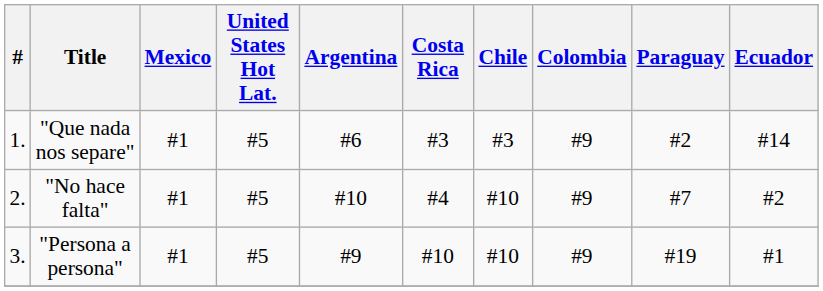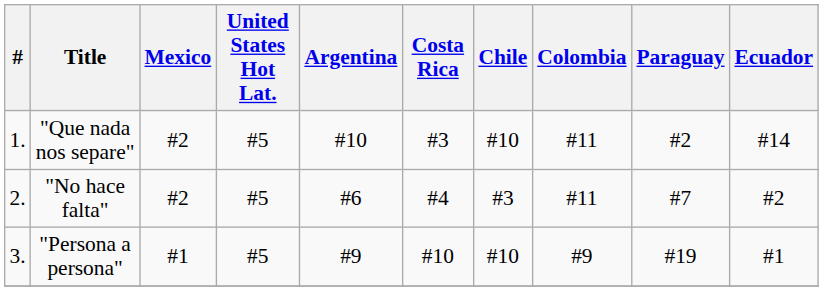(178, 139) #1 -> (178, 139) #2
(351, 139) #6 -> (351, 139) #10
(503, 139) #3 -> (503, 139) #10
(582, 139) #9 -> (582, 139) #11
(178, 198) #1 -> (178, 198) #2
(351, 198) #10 -> (351, 198) #6
(503, 198) #10 -> (503, 198) #3
(582, 198) #9 -> (582, 198) #11
